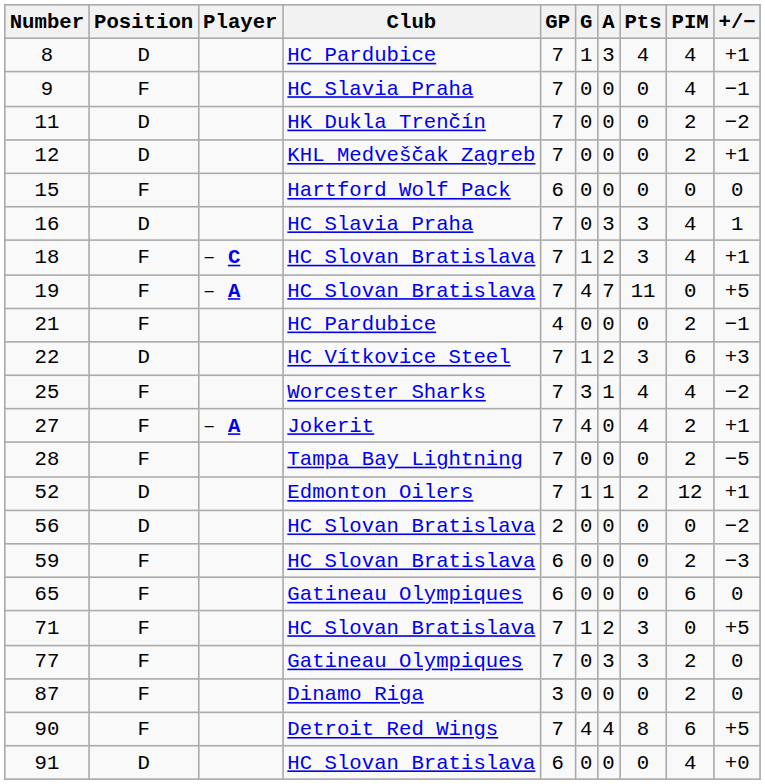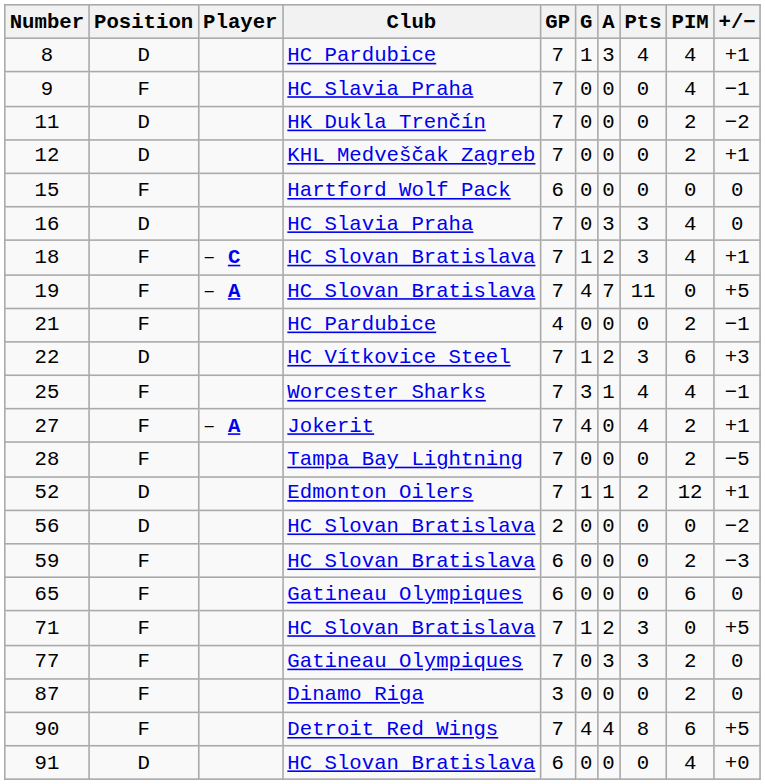(737, 224) 1 -> (737, 224) 0
(737, 392) −2 -> (737, 392) −1
